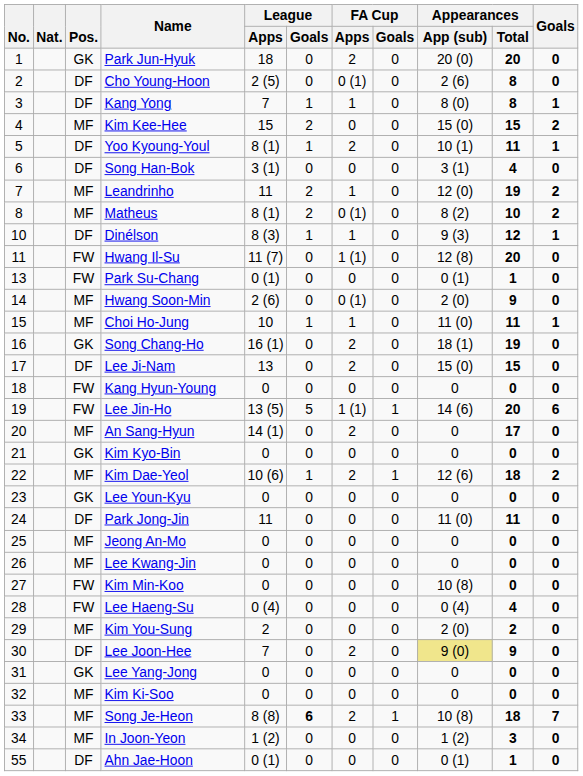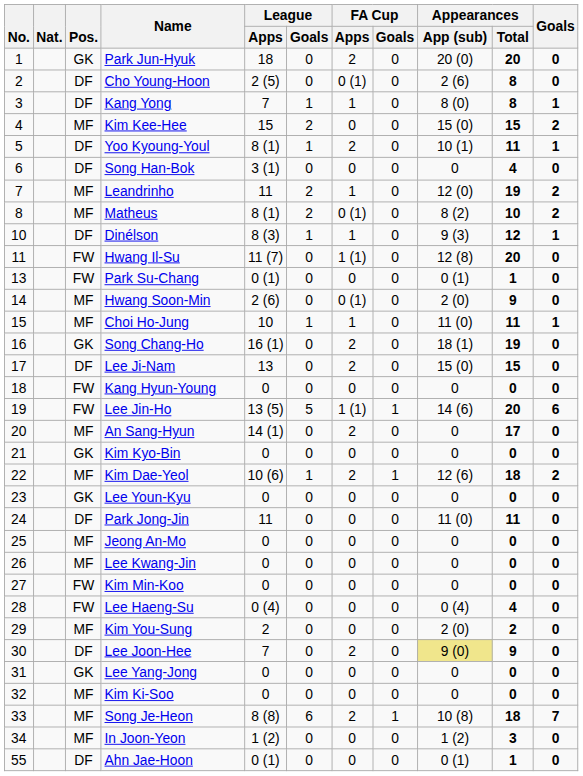(455, 169) 3 (1) -> (455, 169) 0
(455, 585) 10 (8) -> (455, 585) 0
(309, 716) bold -> (309, 716) normal
